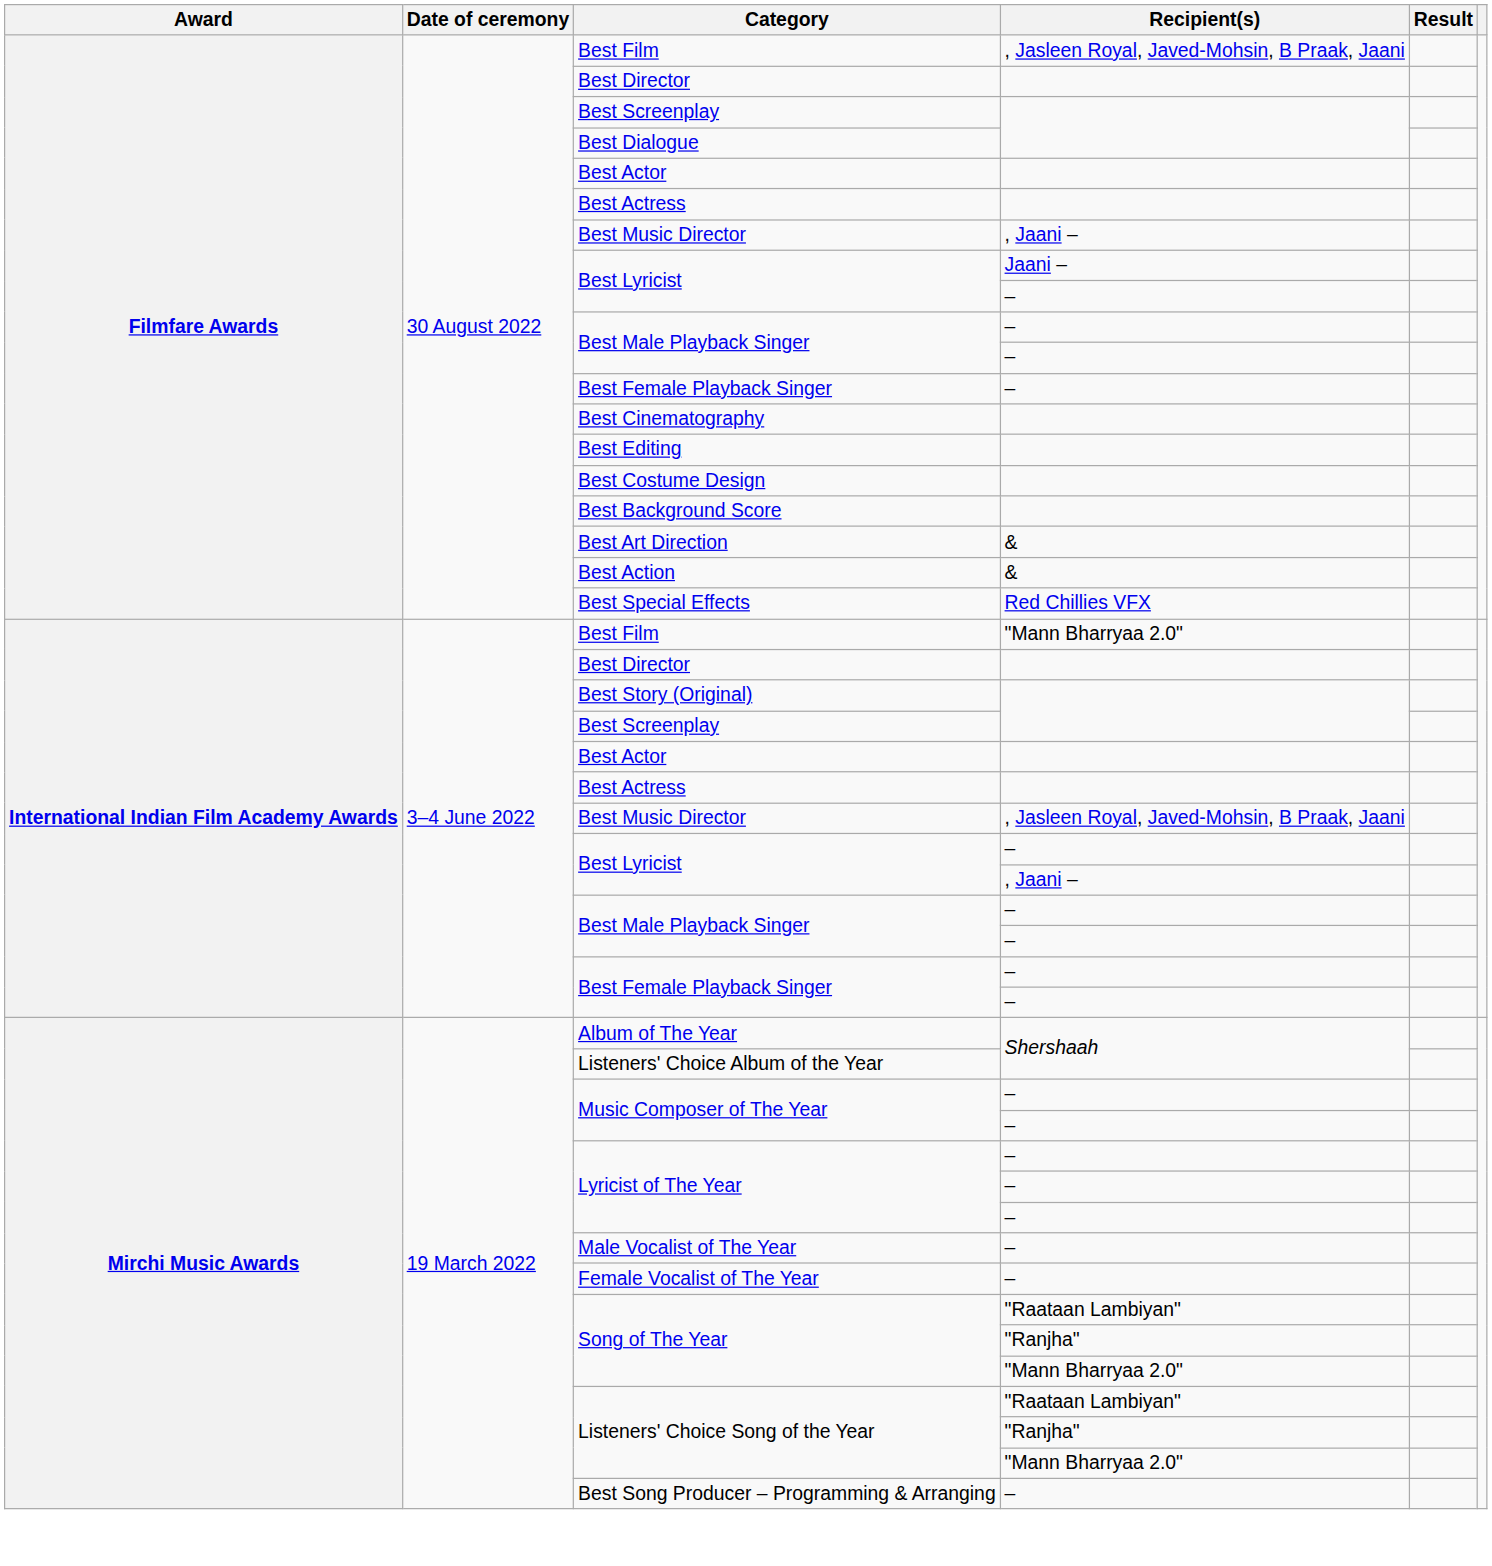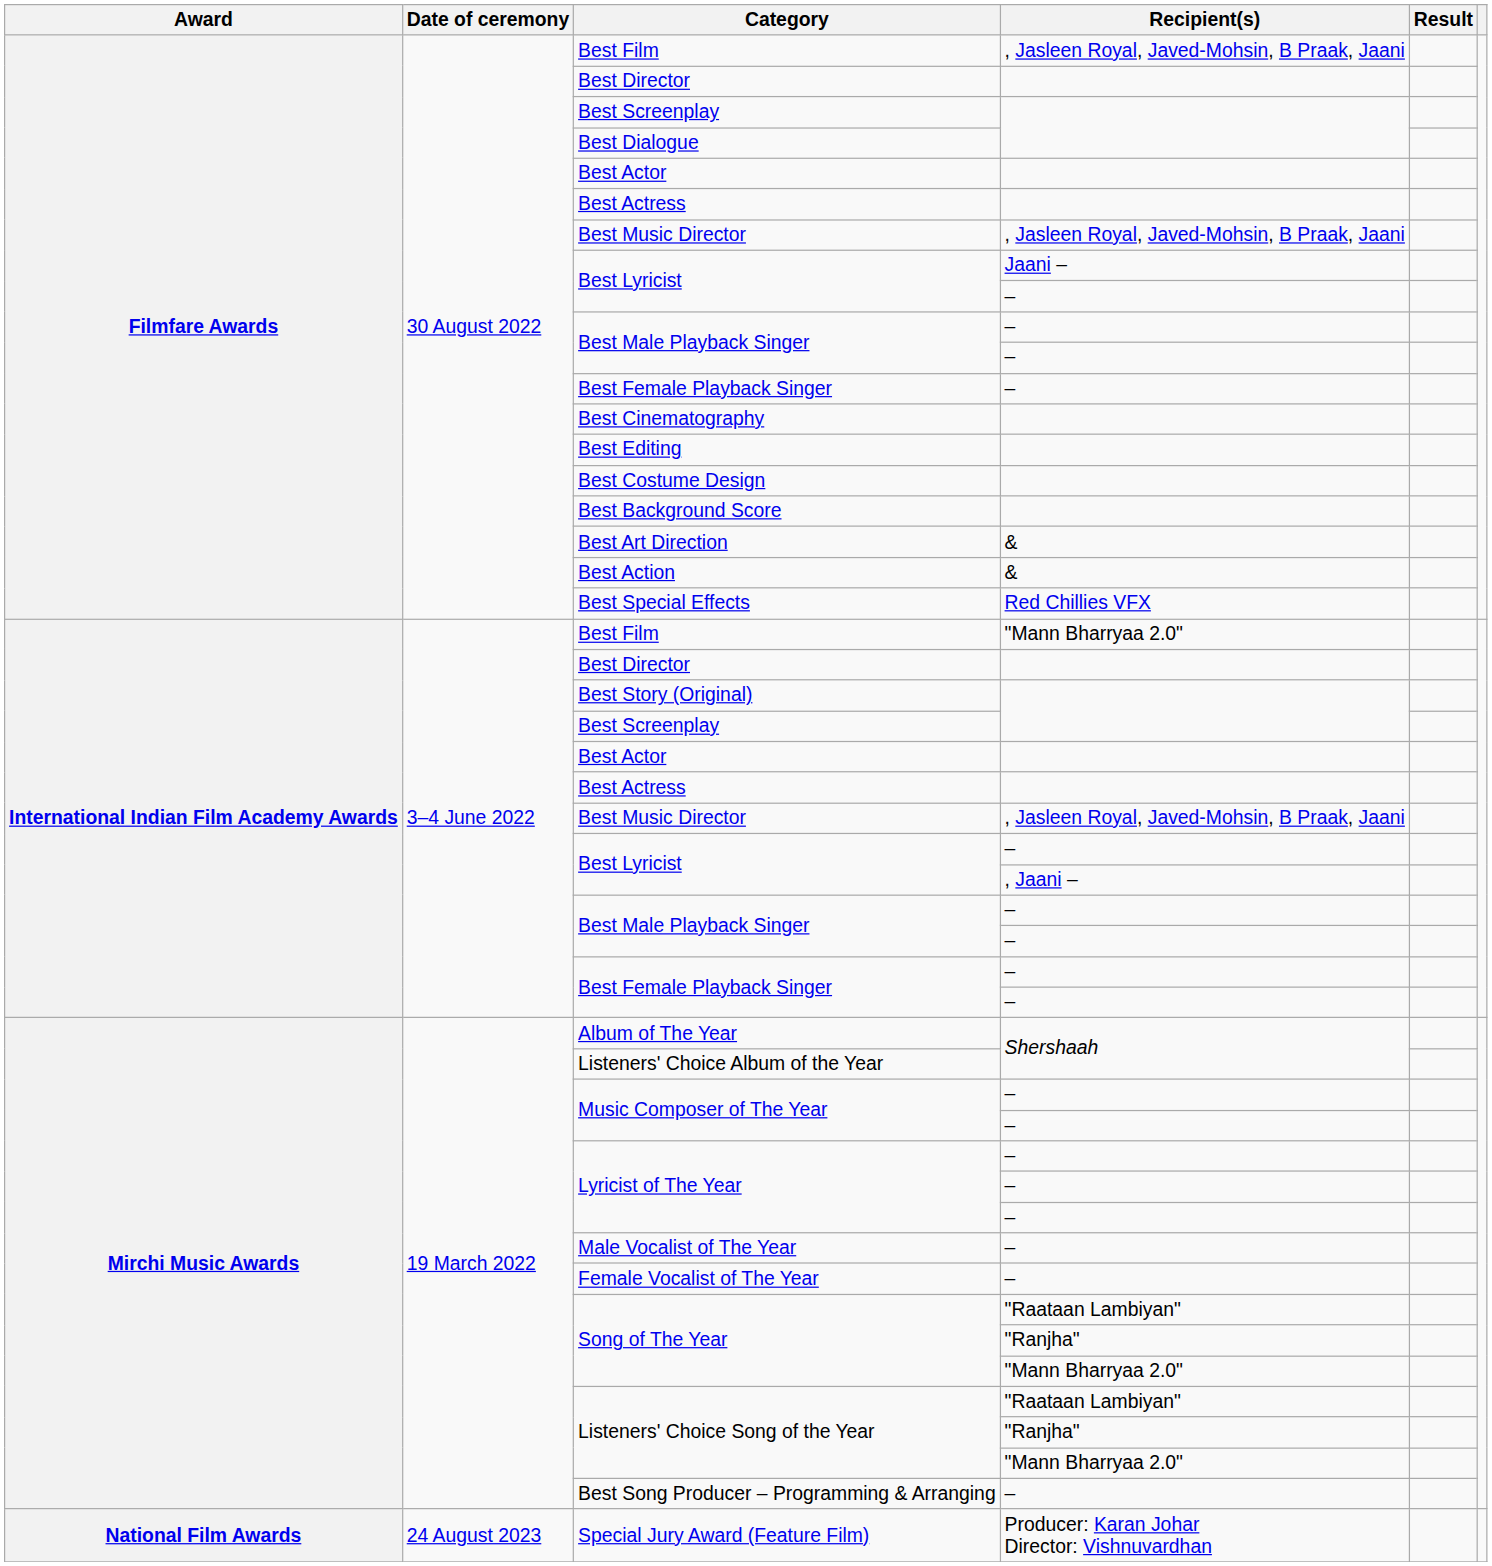(1041, 234) , Jaani – -> (1205, 234) , Jasleen Royal, Javed-Mohsin, B Praak, Jaani
+ row: (203, 1535)
